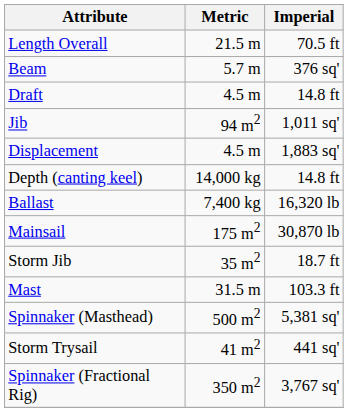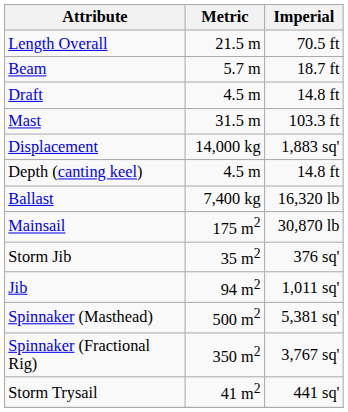(317, 69) 376 sq' -> (318, 69) 18.7 ft
rows swapped: (25, 289) <-> (18, 123)
(242, 151) 4.5 m -> (228, 146) 14,000 kg
(228, 177) 14,000 kg -> (242, 172) 4.5 m
(318, 261) 18.7 ft -> (317, 256) 376 sq'
rows swapped: (79, 385) <-> (53, 347)
